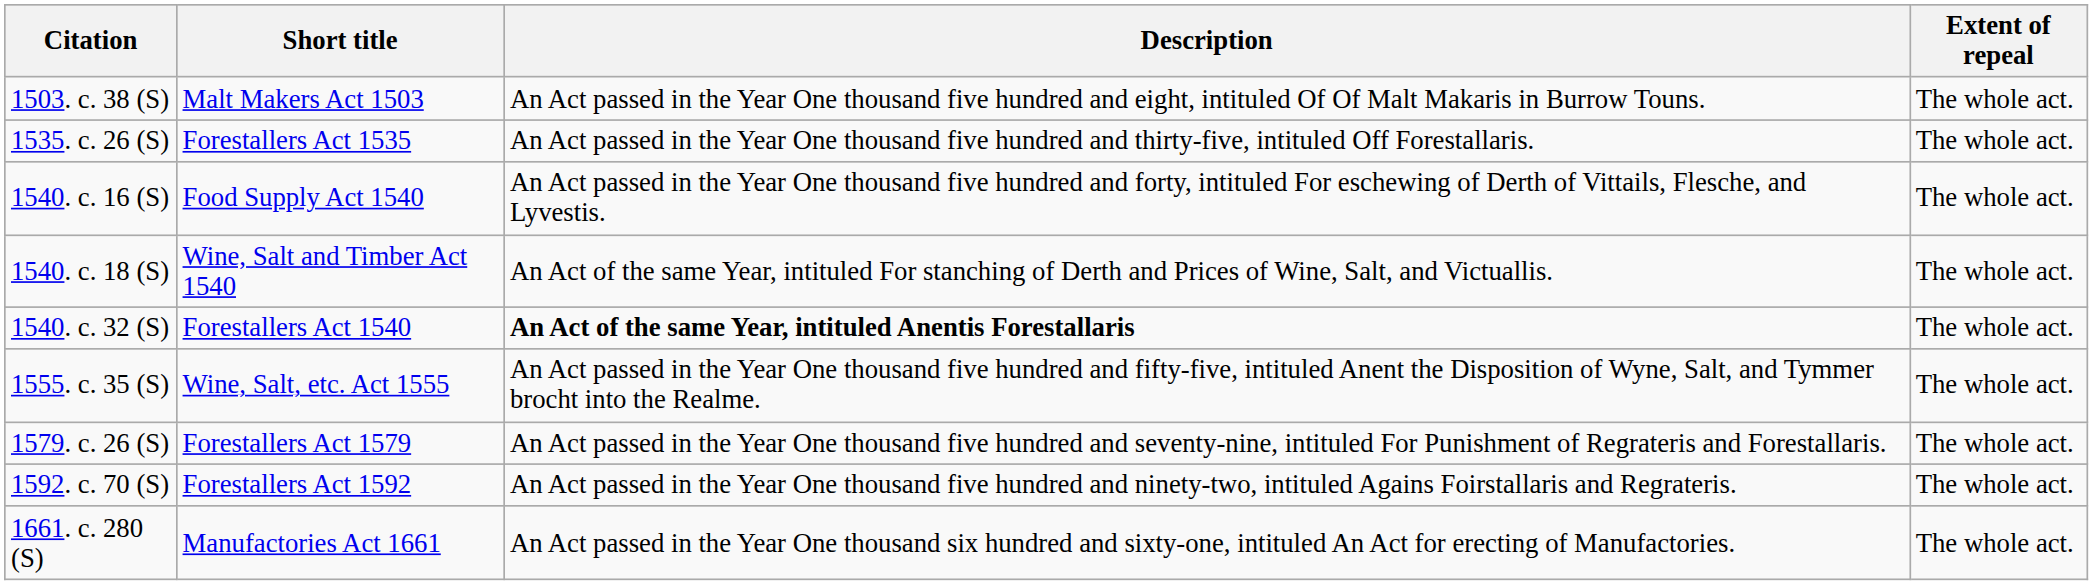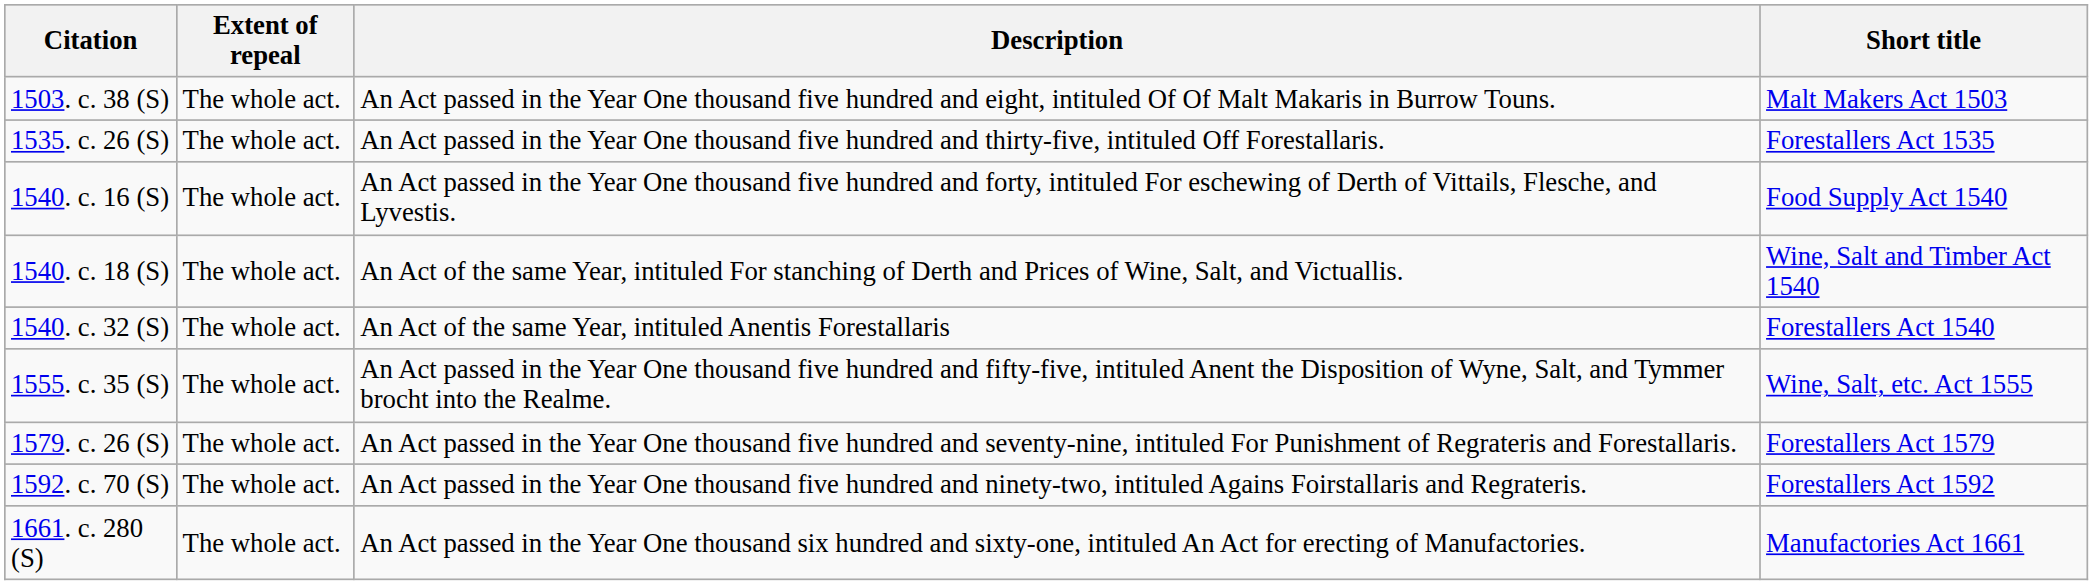columns swapped: (340, 40) <-> (1998, 40)
(822, 327) bold -> (655, 327) normal
